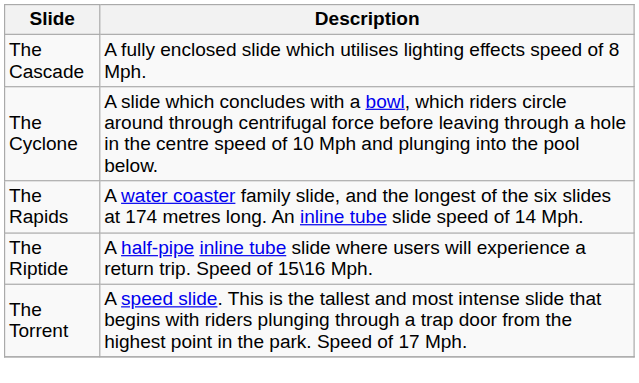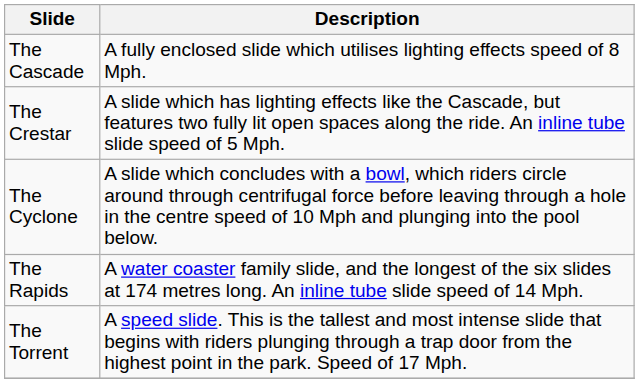+ row: (40, 122)
- row: (39, 258)
